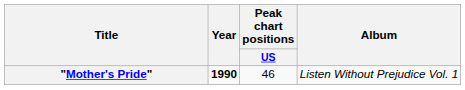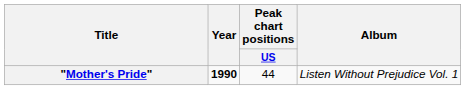(268, 75) 46 -> (268, 75) 44
